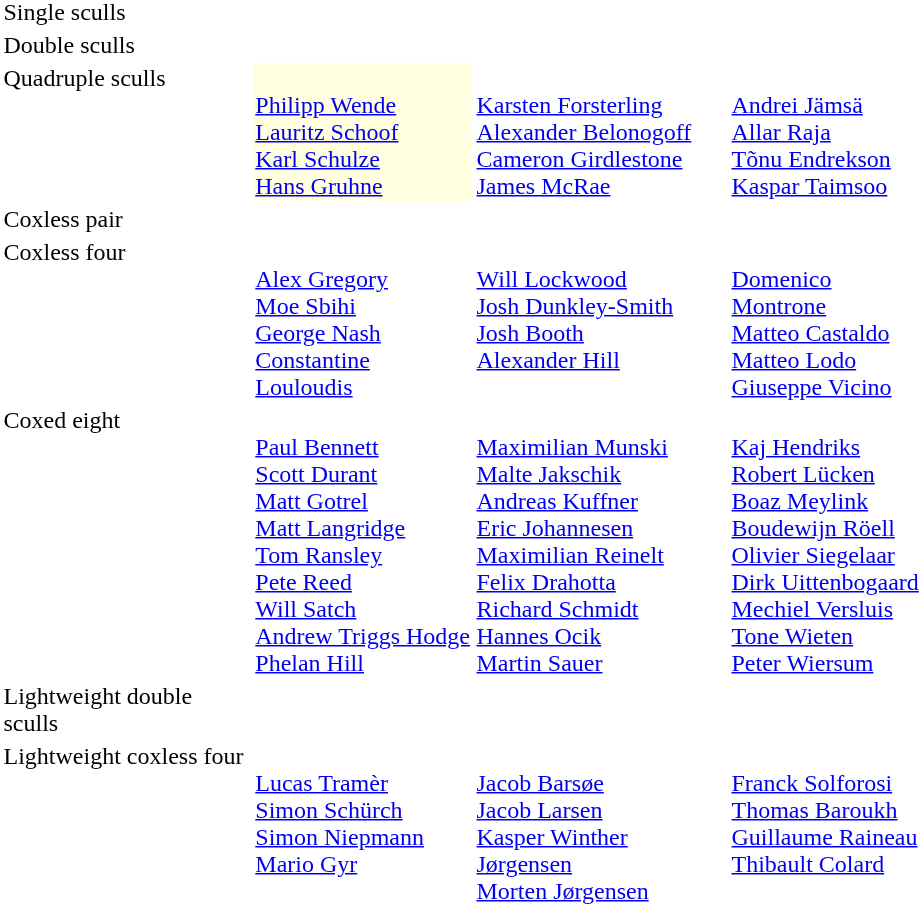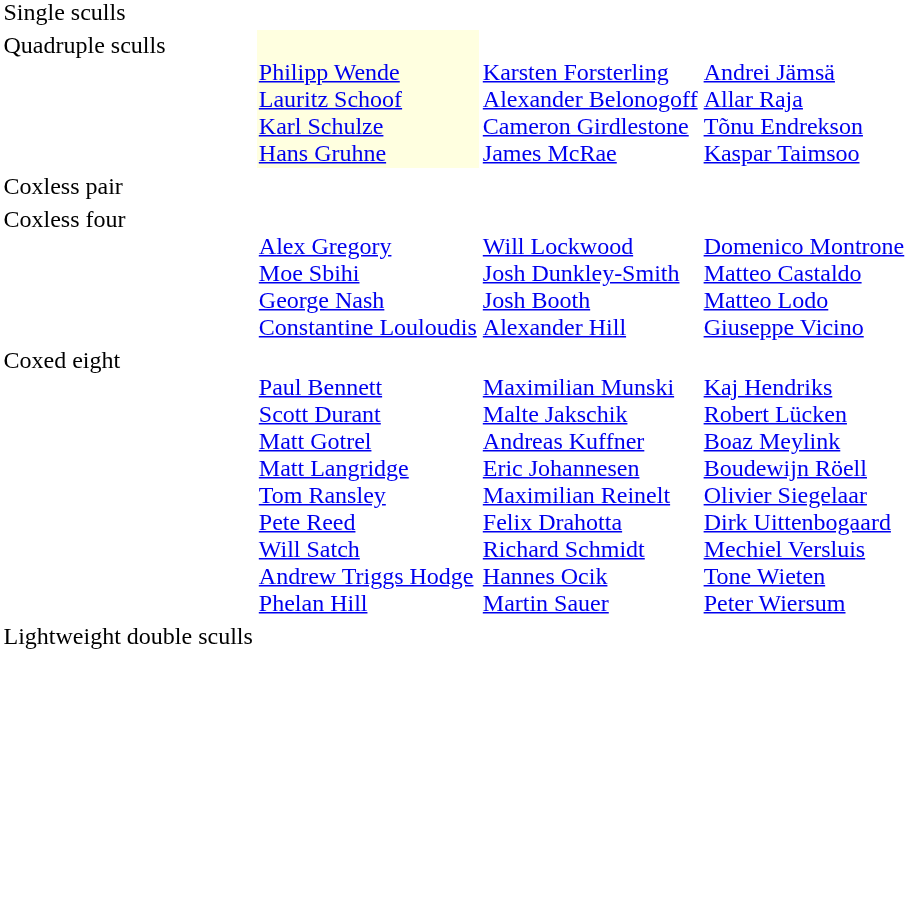- row: (69, 44)
- row: (123, 755)
